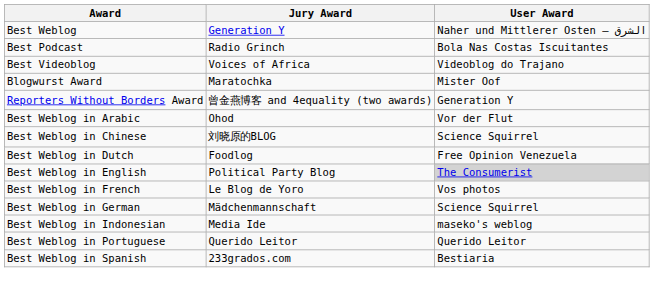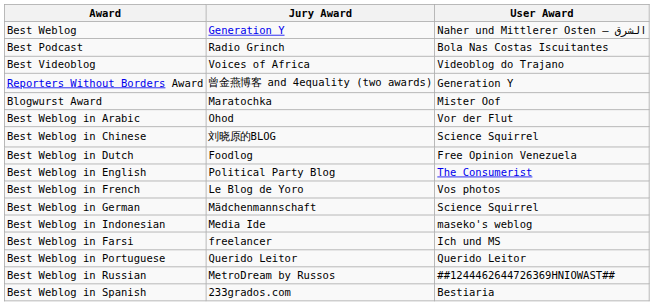rows swapped: (105, 100) <-> (54, 82)
(485, 172) lightgrey background -> (485, 172) no background
+ row: (70, 241)
+ row: (77, 275)
